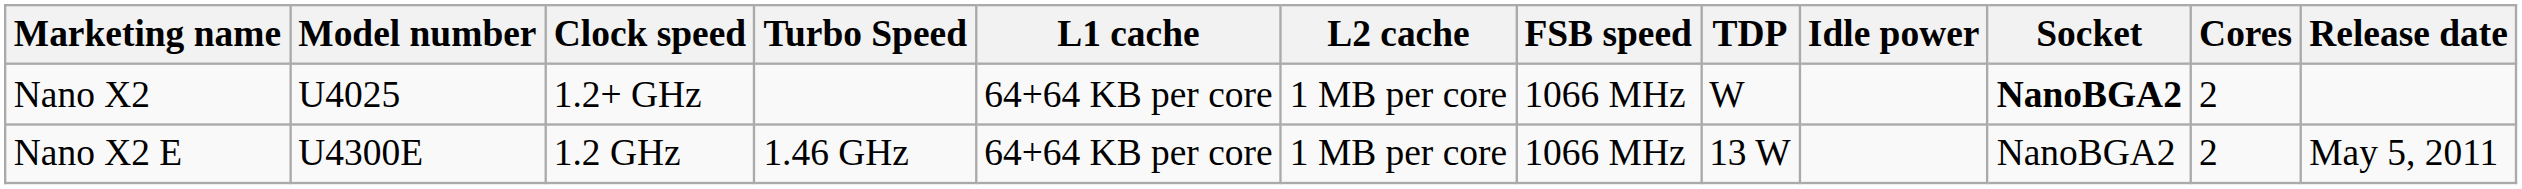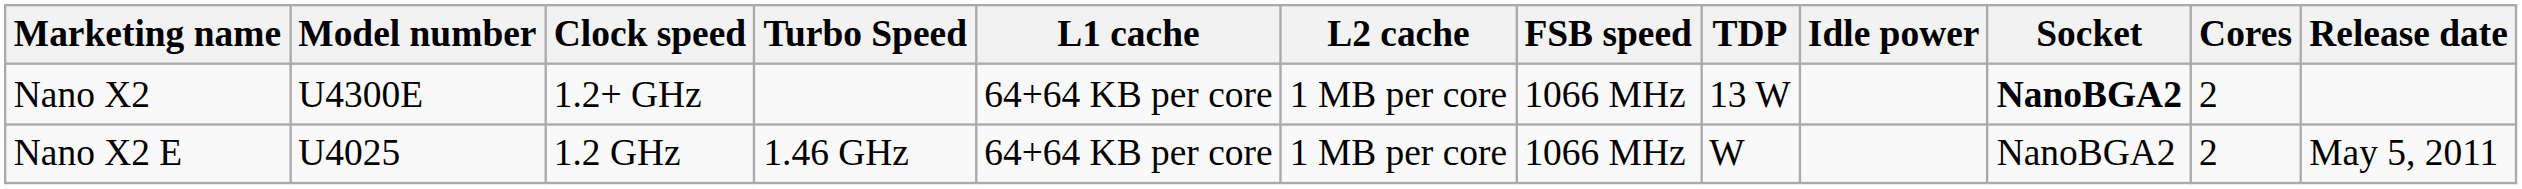(349, 93) U4025 -> (361, 93) U4300E
(1727, 93) W -> (1750, 93) 13 W
(361, 152) U4300E -> (349, 152) U4025
(1750, 152) 13 W -> (1727, 152) W
